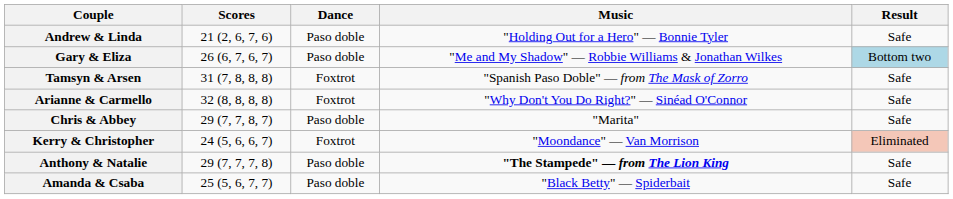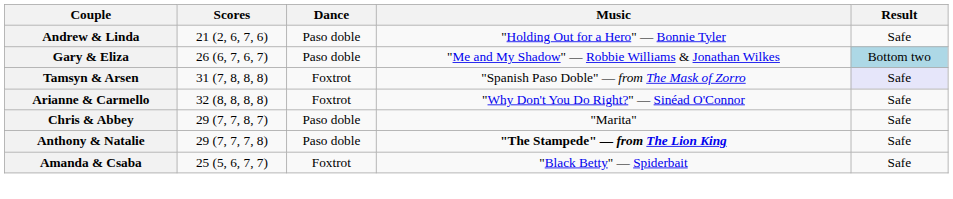(900, 78) no background -> (899, 78) lavender background
- row: (93, 141)
(335, 183) Paso doble -> (331, 162) Foxtrot
